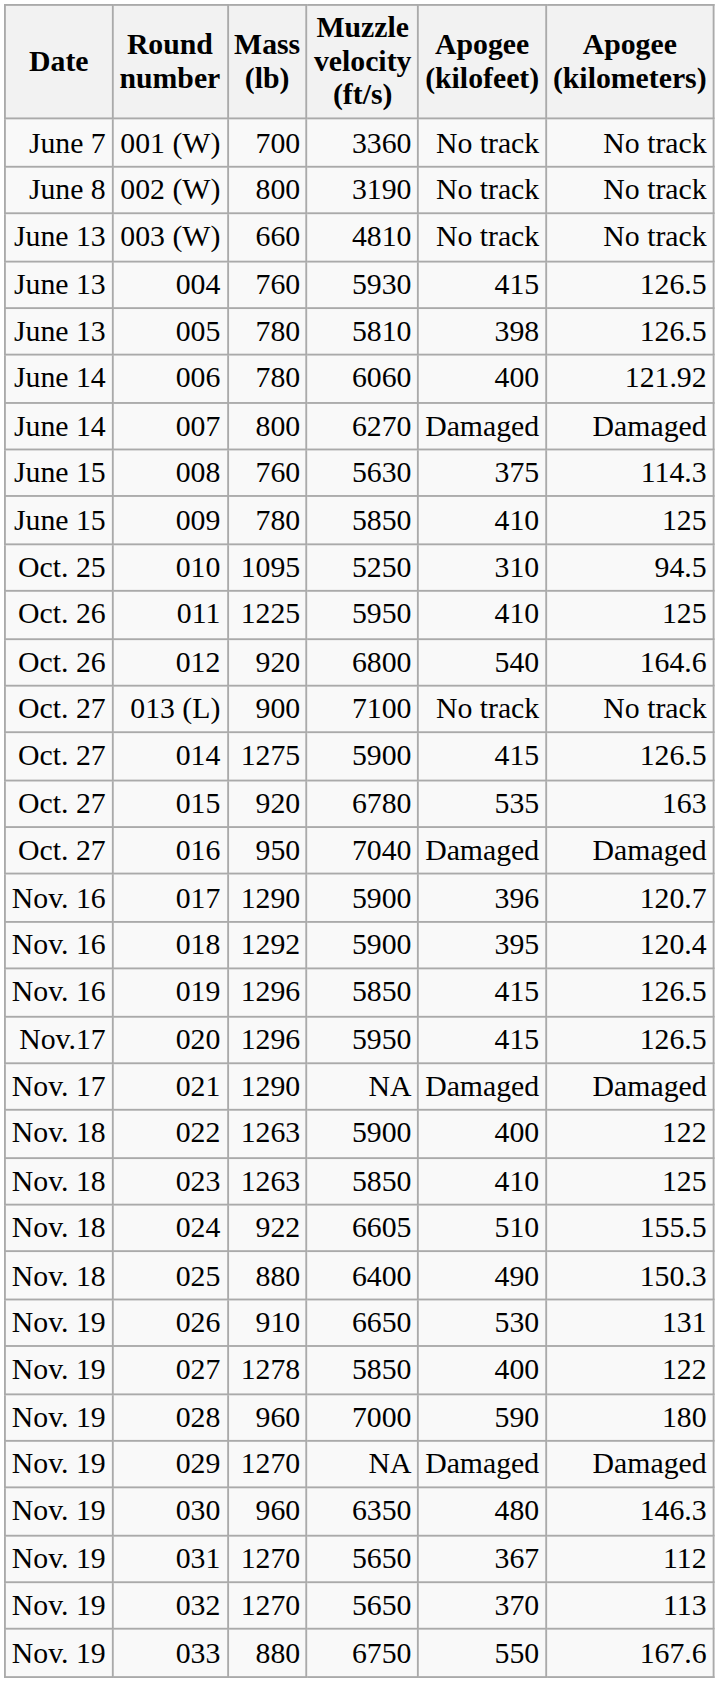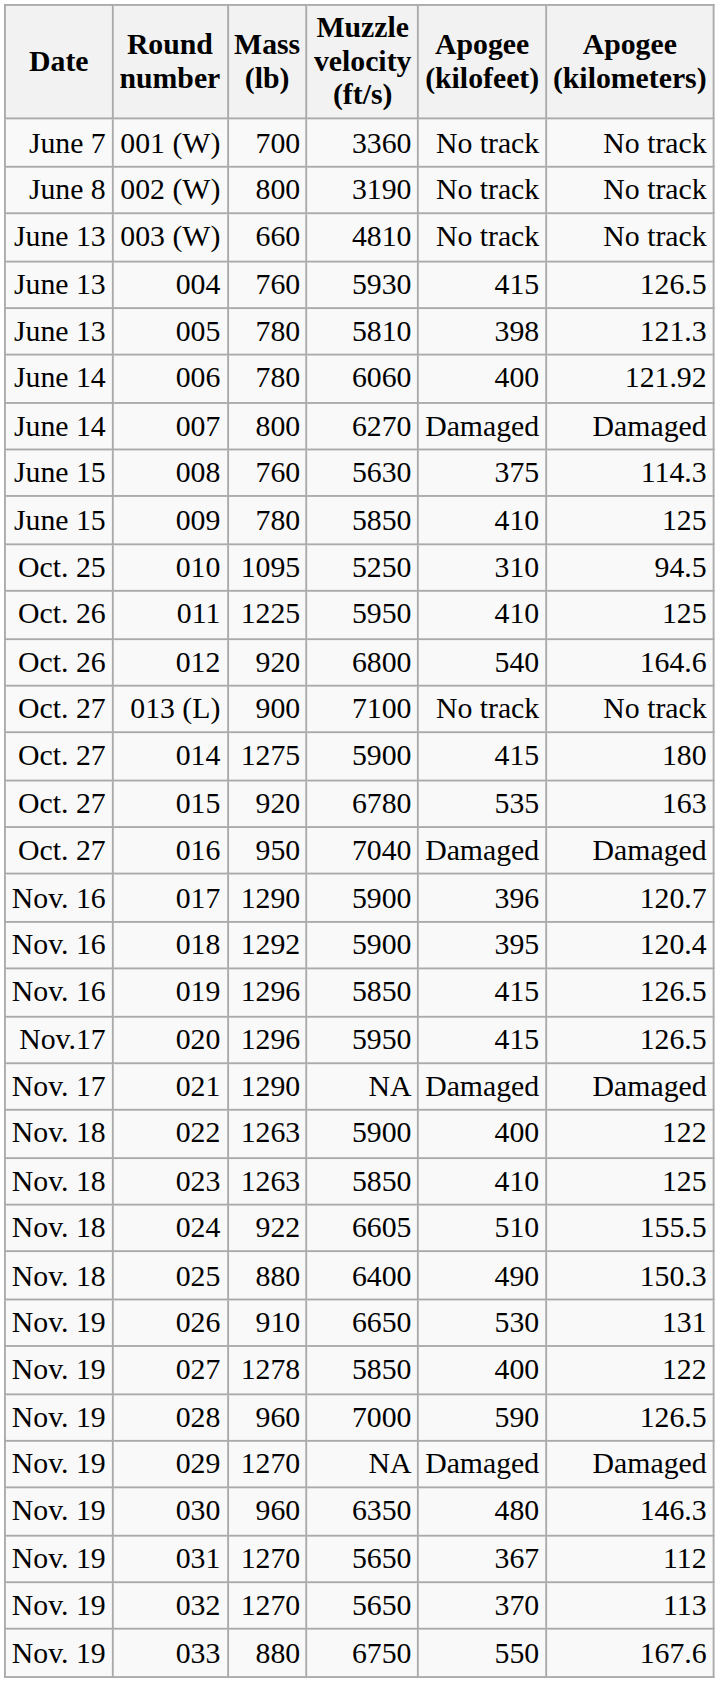(673, 331) 126.5 -> (673, 331) 121.3
(673, 755) 126.5 -> (684, 755) 180
(684, 1416) 180 -> (673, 1416) 126.5
